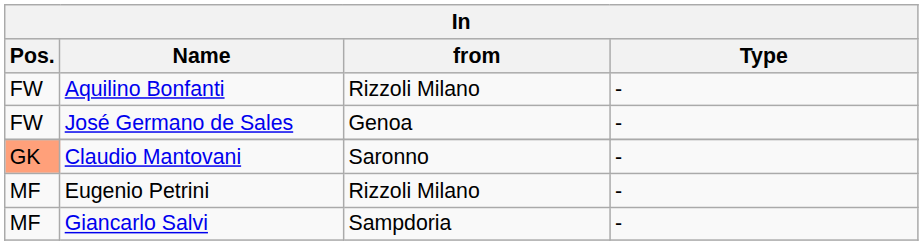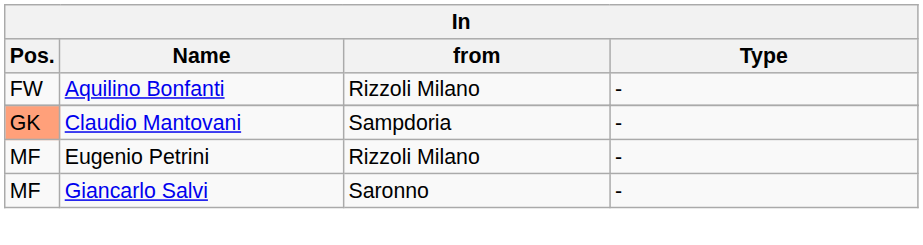- row: (179, 123)
(389, 157) Saronno -> (400, 123) Sampdoria
(400, 224) Sampdoria -> (389, 190) Saronno
